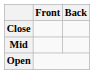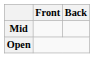- row: (19, 28)
